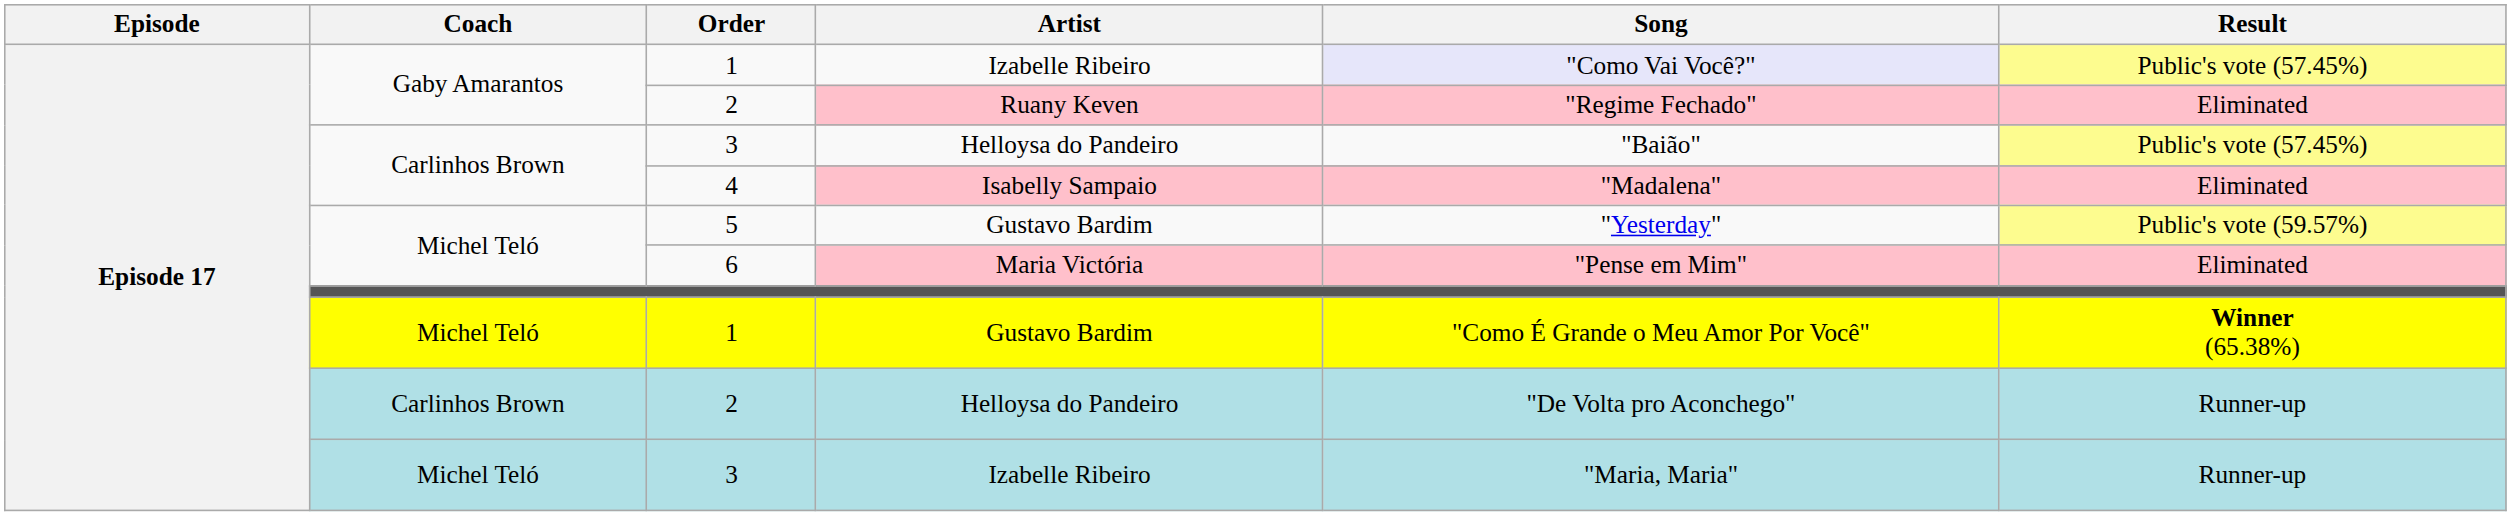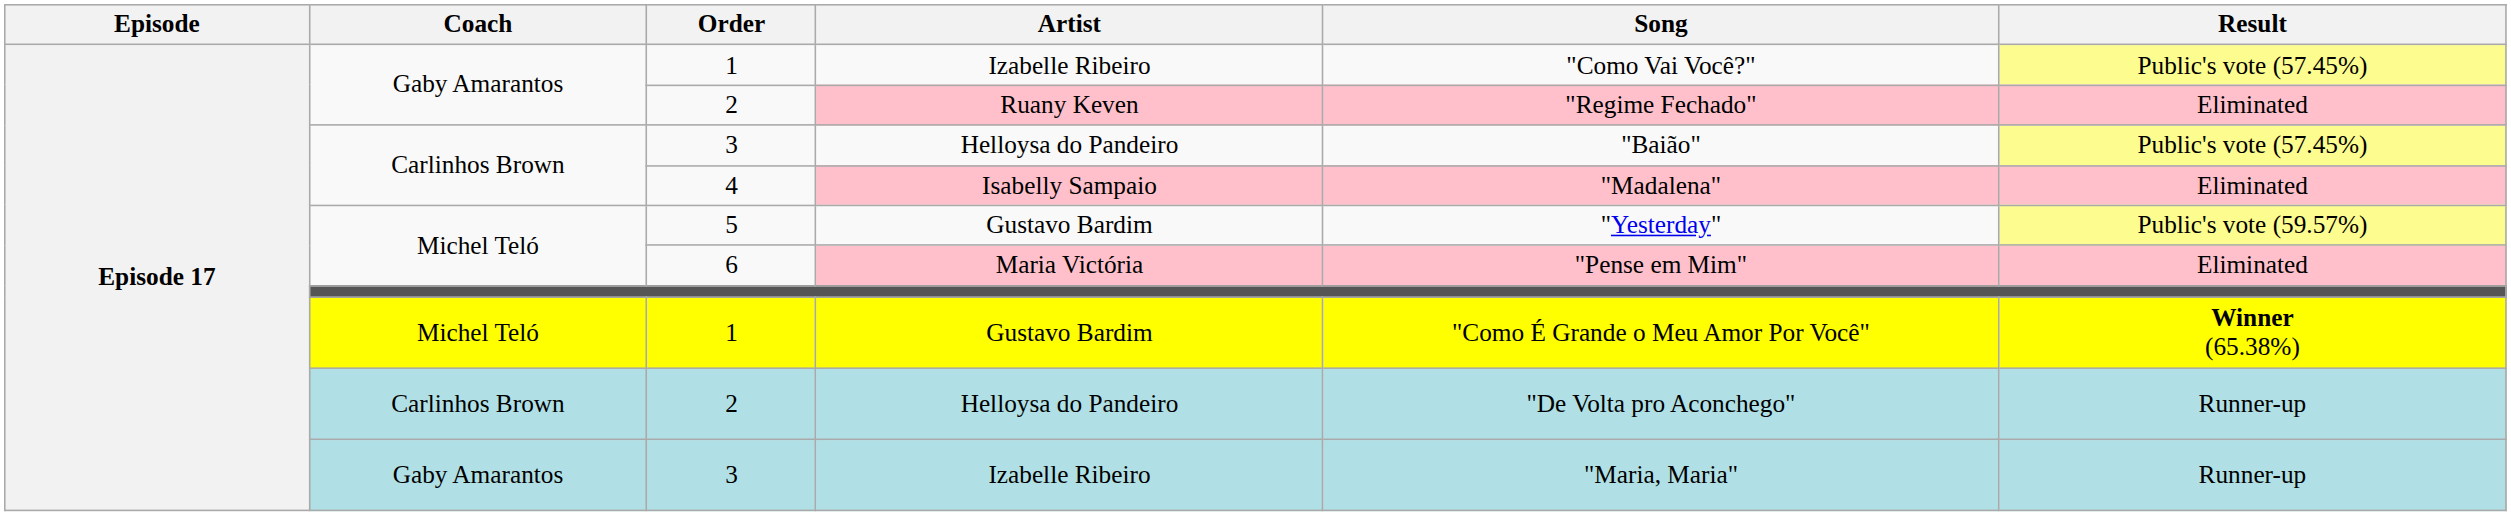(1661, 64) lavender background -> (1661, 64) no background
(478, 474) Michel Teló -> (478, 474) Gaby Amarantos
